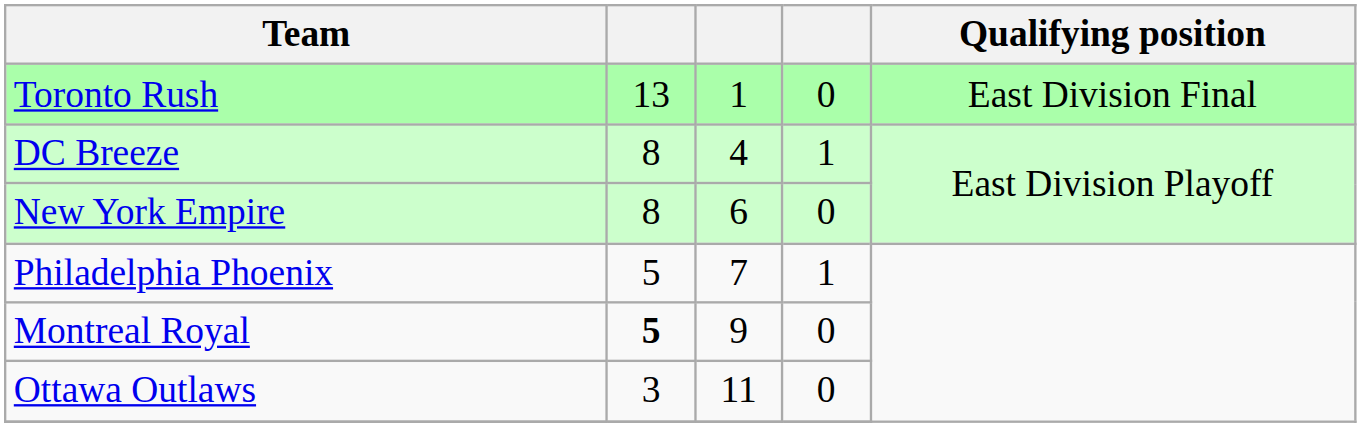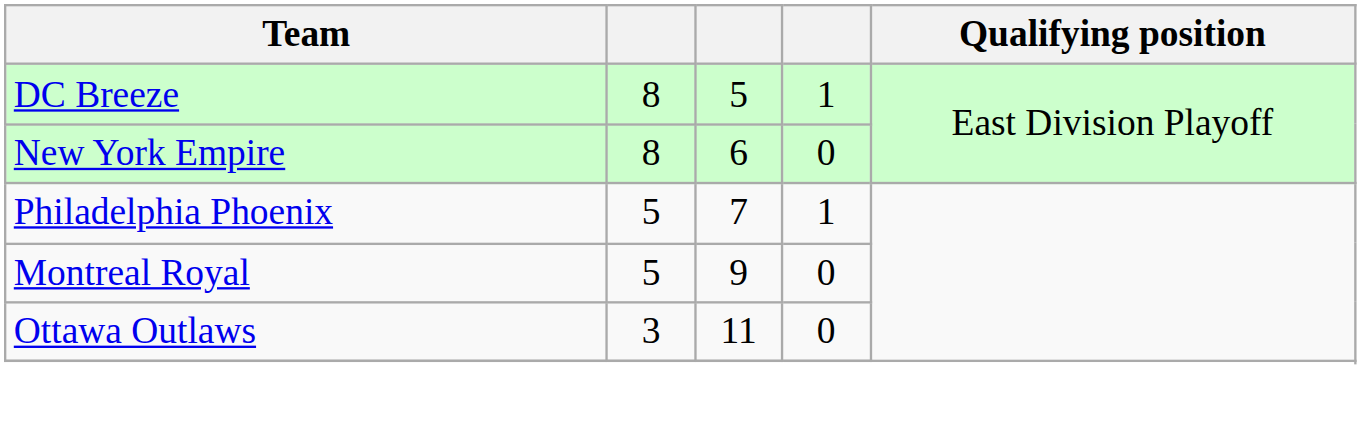- row: (116, 93)
(739, 152) 4 -> (739, 93) 5
(651, 331) bold -> (651, 271) normal
